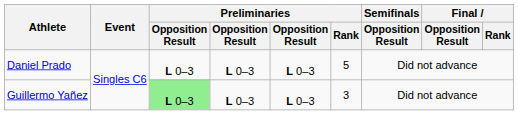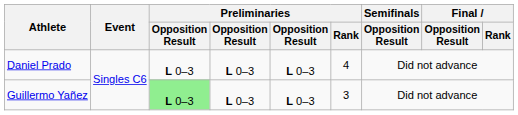(346, 65) 5 -> (346, 65) 4
